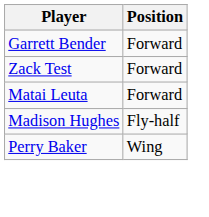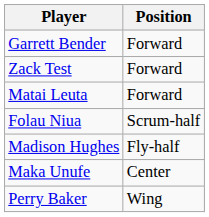+ row: (45, 120)
+ row: (49, 172)
